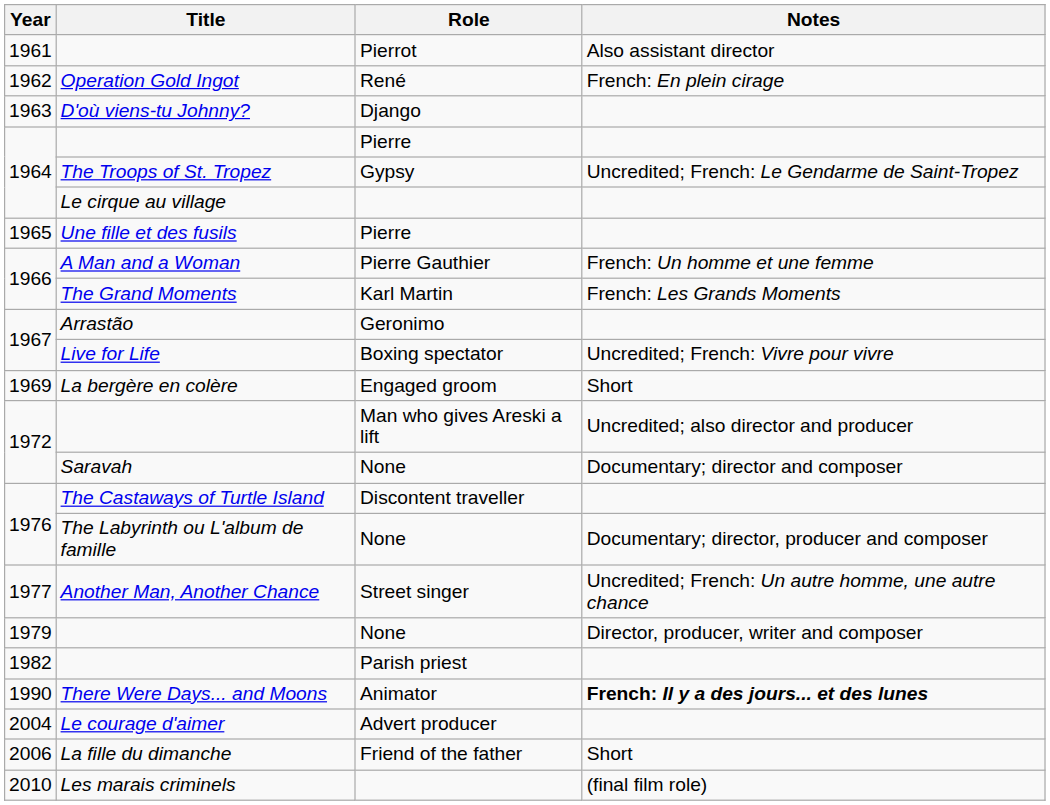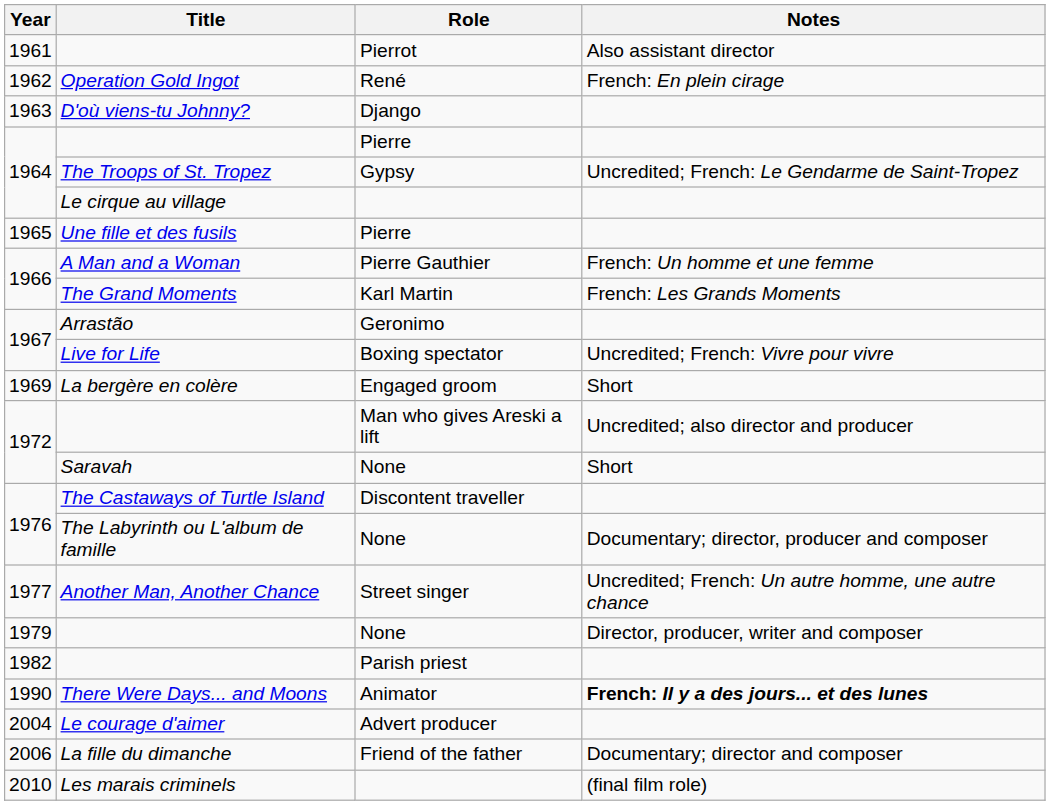(745, 467) Documentary; director and composer -> (610, 467) Short
(610, 754) Short -> (745, 754) Documentary; director and composer
